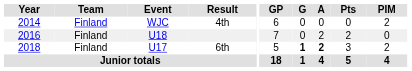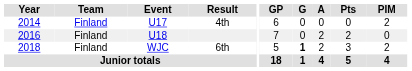(158, 23) WJC -> (158, 23) U17
(158, 48) U17 -> (158, 48) WJC
(321, 48) bold -> (321, 48) normal
